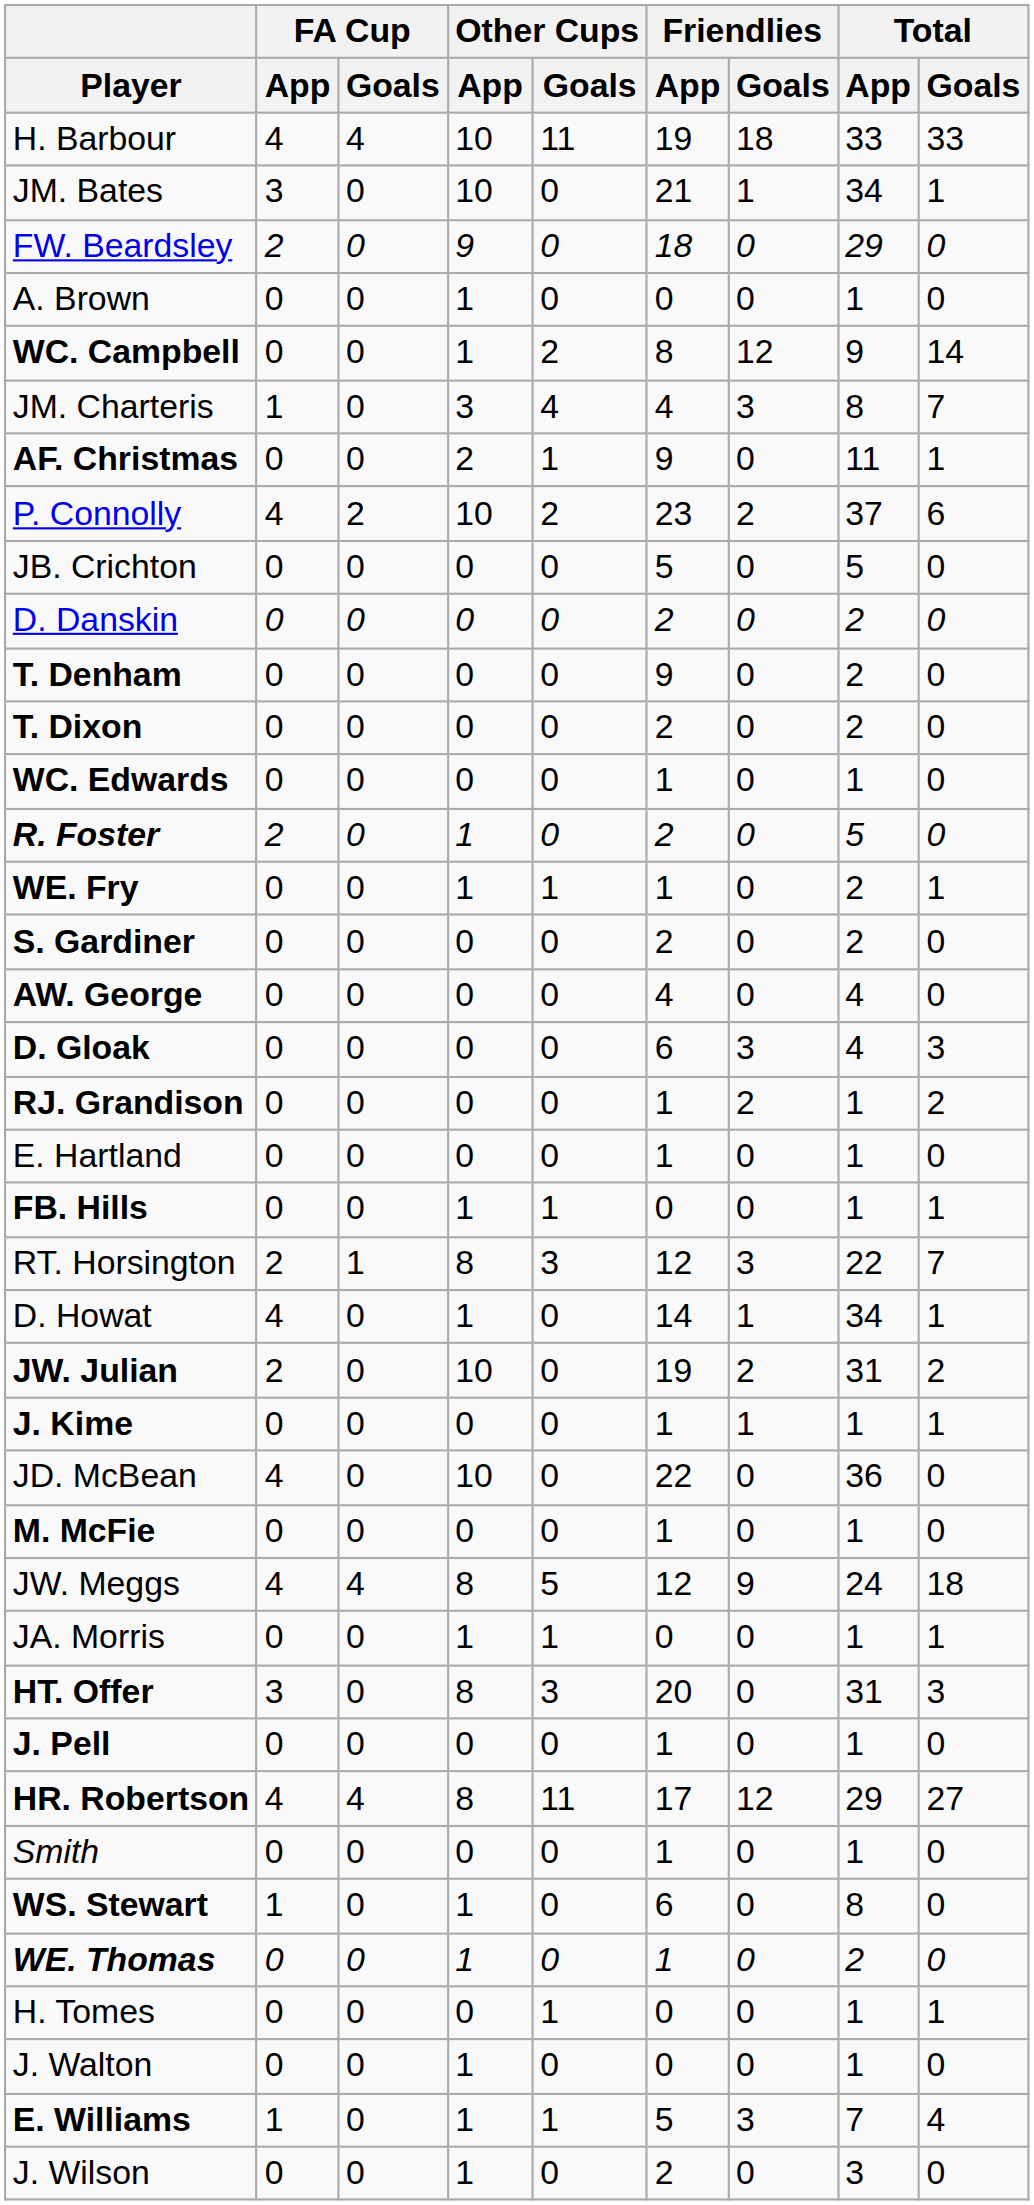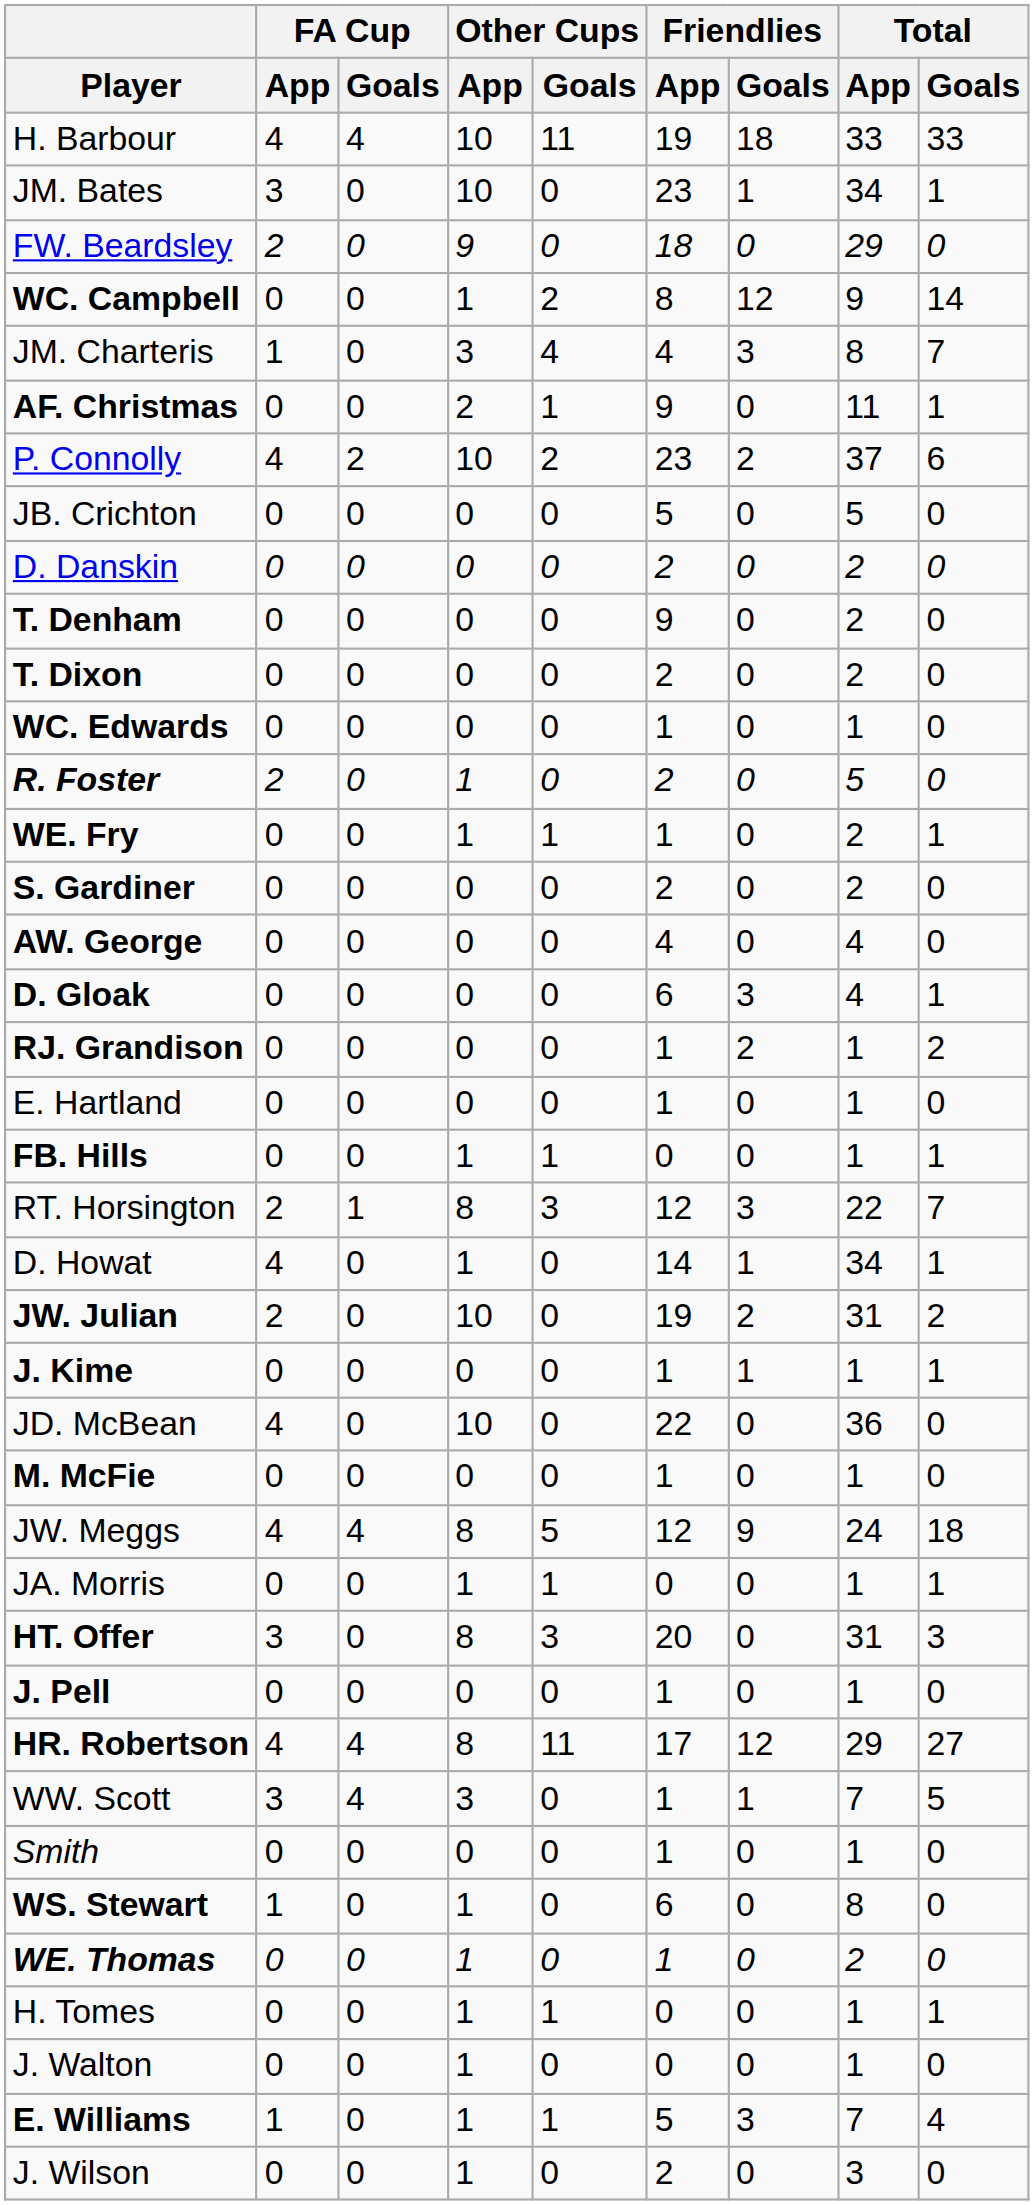(673, 191) 21 -> (673, 191) 23
- row: (81, 298)
(936, 1048) 3 -> (936, 995) 1
+ row: (92, 1798)
(465, 2012) 0 -> (465, 2012) 1
